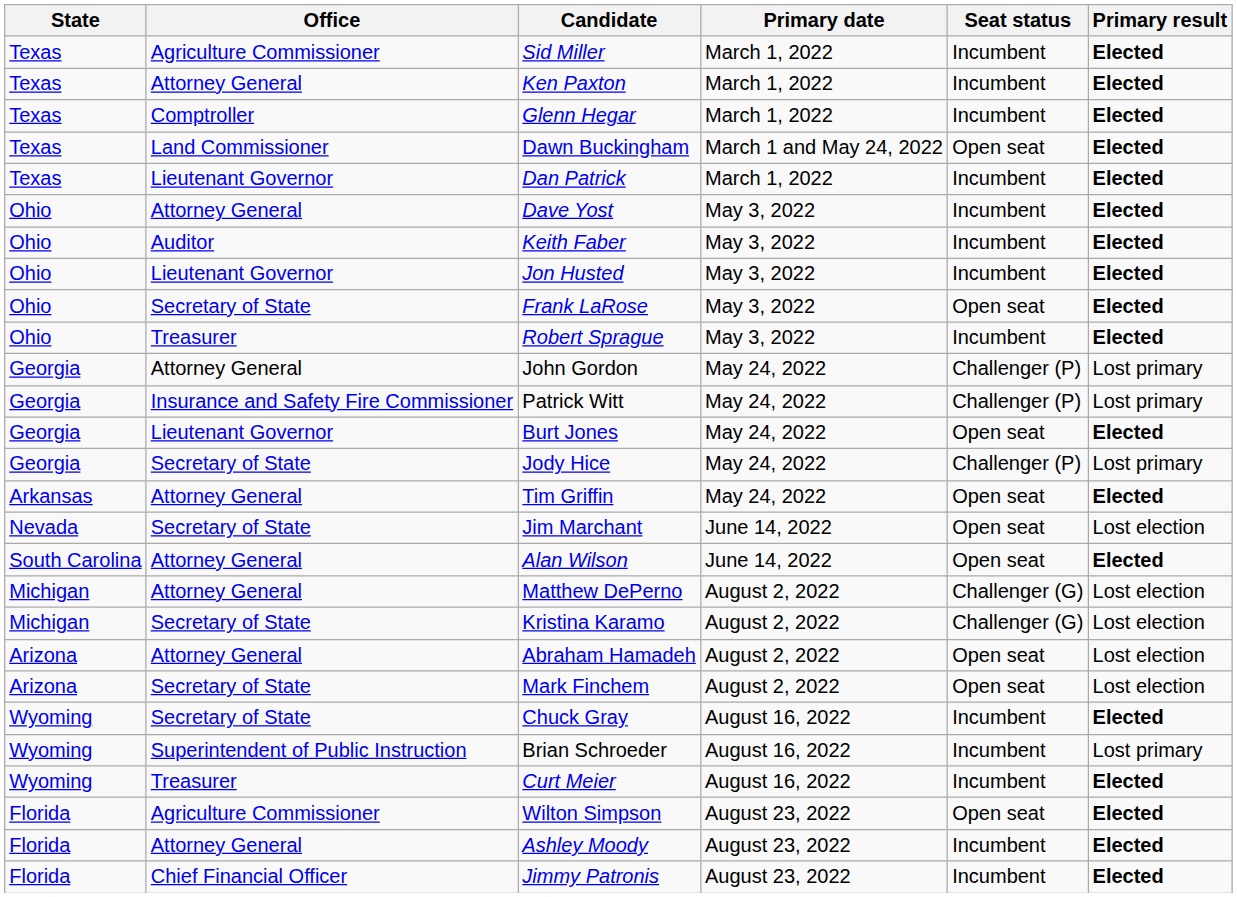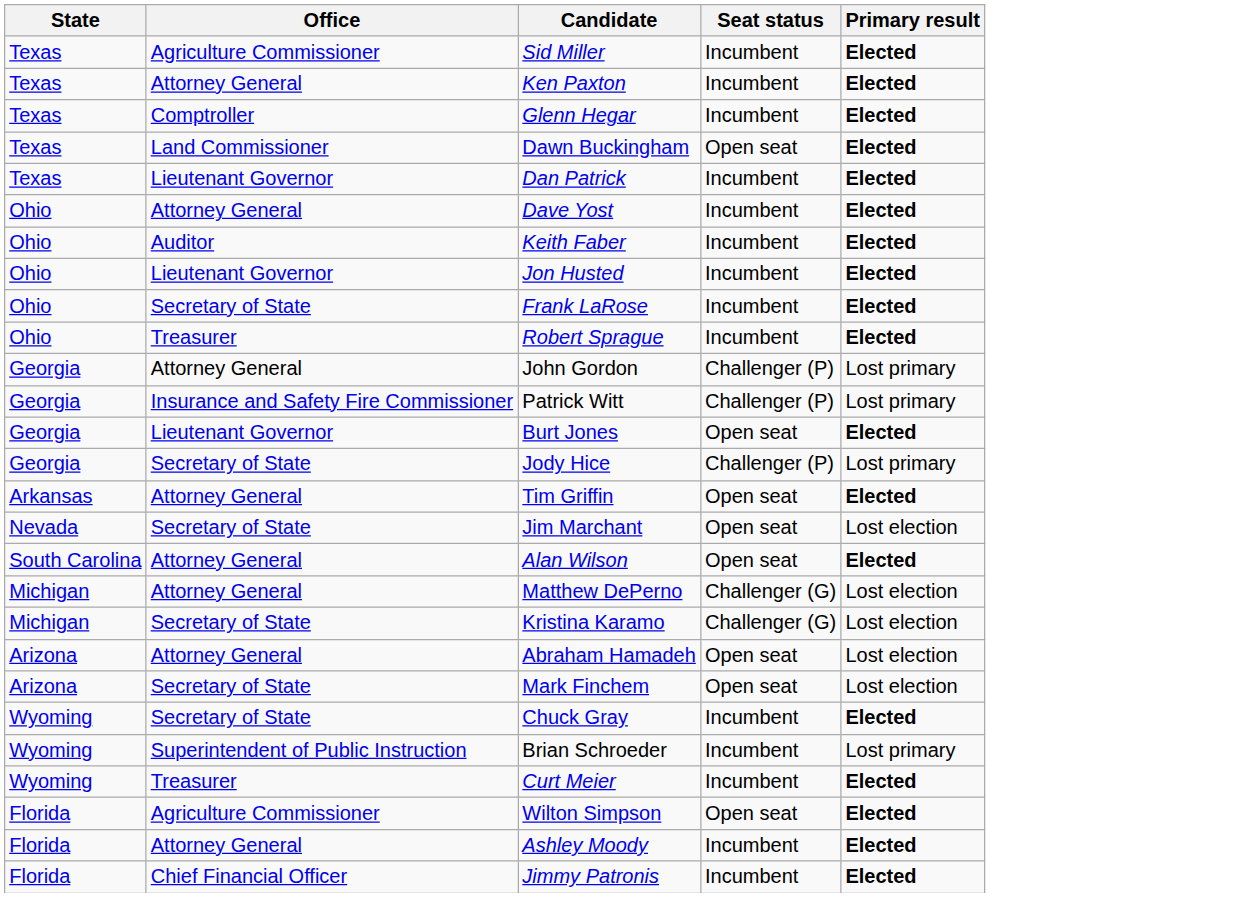- column: (824, 20)
(998, 305) Open seat -> (752, 305) Incumbent
